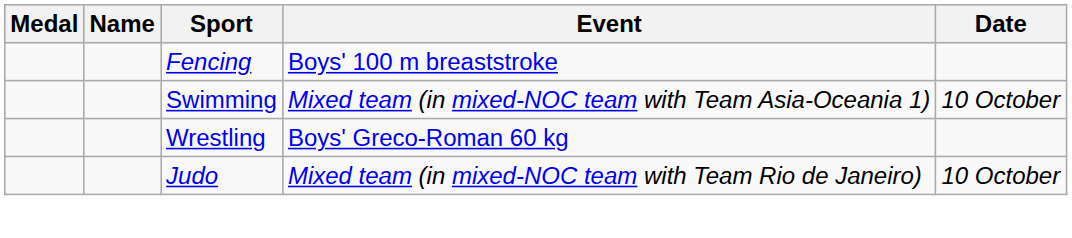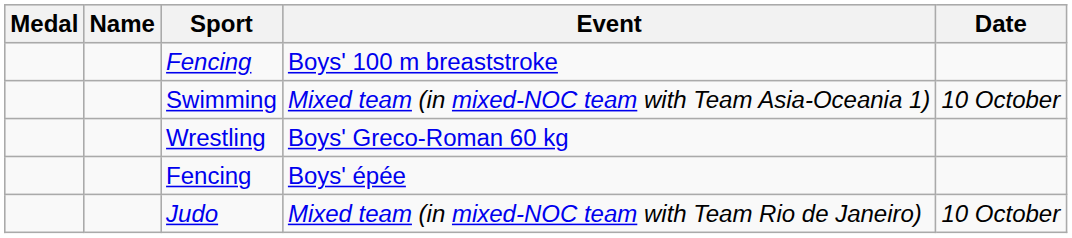+ row: (347, 176)
